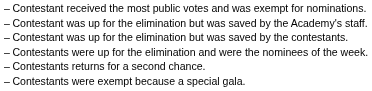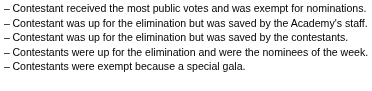- row: (109, 67)
